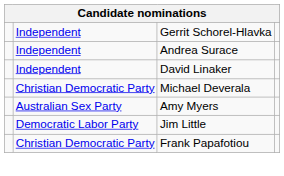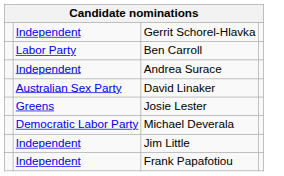+ row: (173, 50)
(48, 69) Independent -> (69, 87) Australian Sex Party
+ row: (175, 106)
(85, 87) Christian Democratic Party -> (77, 124) Democratic Labor Party
- row: (189, 106)
(77, 124) Democratic Labor Party -> (48, 143) Independent
(85, 143) Christian Democratic Party -> (48, 161) Independent
